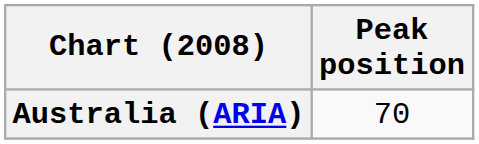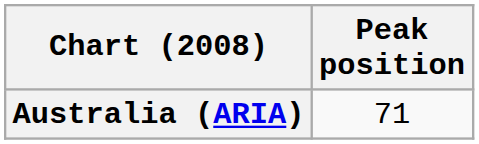(392, 115) 70 -> (392, 115) 71
